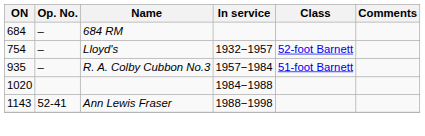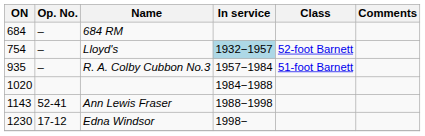(244, 49) no background -> (244, 49) lightblue background
+ row: (20, 121)
